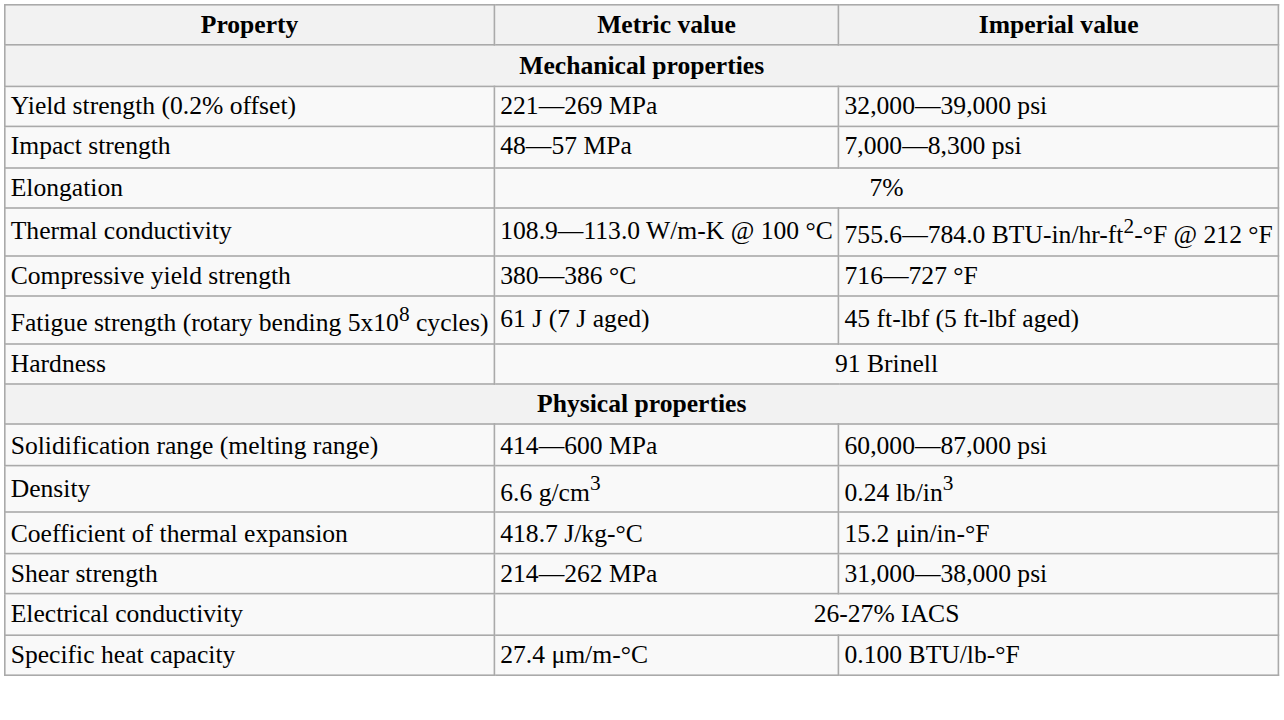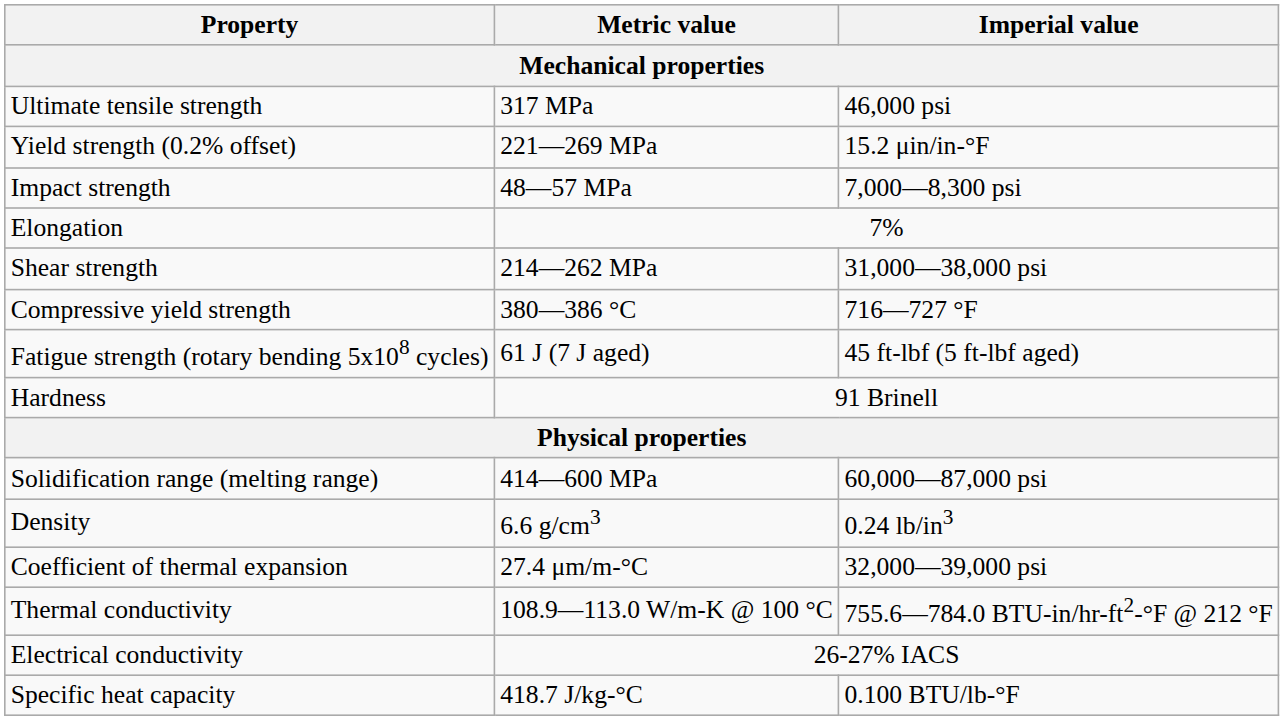+ row: (137, 106)
(946, 106) 32,000—39,000 psi -> (917, 146) 15.2 μin/in-°F
rows swapped: (84, 573) <-> (121, 231)
(572, 532) 418.7 J/kg-°C -> (574, 566) 27.4 μm/m-°C
(917, 532) 15.2 μin/in-°F -> (946, 566) 32,000—39,000 psi
(574, 654) 27.4 μm/m-°C -> (572, 695) 418.7 J/kg-°C
